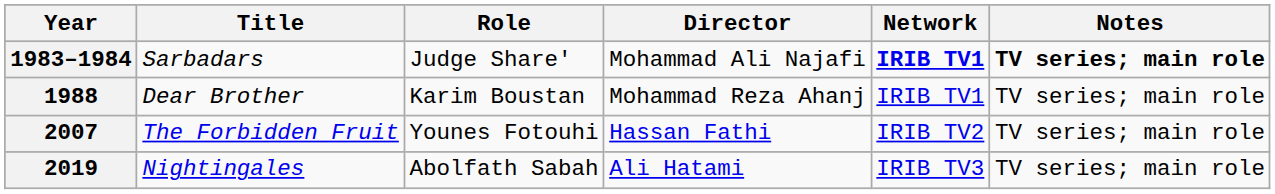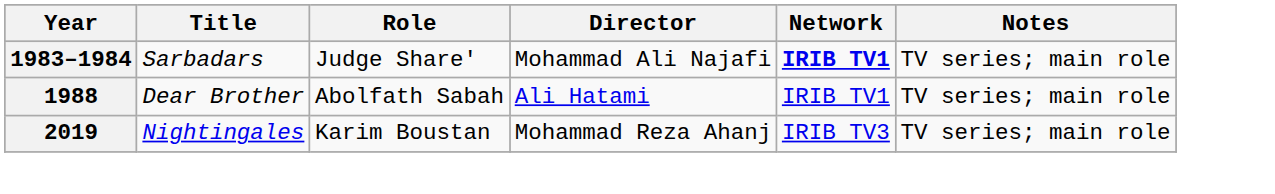(1130, 60) bold -> (1036, 60) normal
(497, 97) Karim Boustan -> (410, 97) Abolfath Sabah
(737, 97) Mohammad Reza Ahanj -> (582, 97) Ali Hatami
- row: (71, 133)
(504, 170) Abolfath Sabah -> (403, 133) Karim Boustan
(677, 170) Ali Hatami -> (643, 133) Mohammad Reza Ahanj
